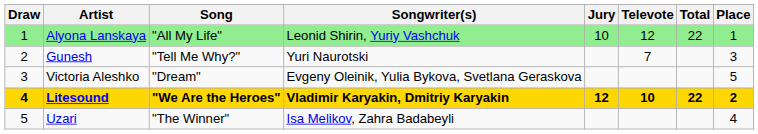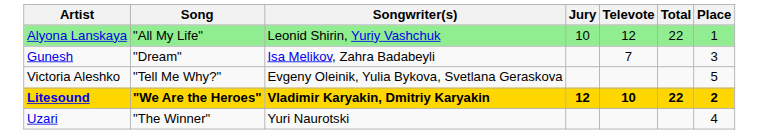- column: (24, 14)
(196, 56) "Tell Me Why?" -> (157, 56) "Dream"
(327, 56) Yuri Naurotski -> (351, 56) Isa Melikov, Zahra Badabeyli
(176, 77) "Dream" -> (177, 77) "Tell Me Why?"
(370, 118) Isa Melikov, Zahra Badabeyli -> (308, 118) Yuri Naurotski
